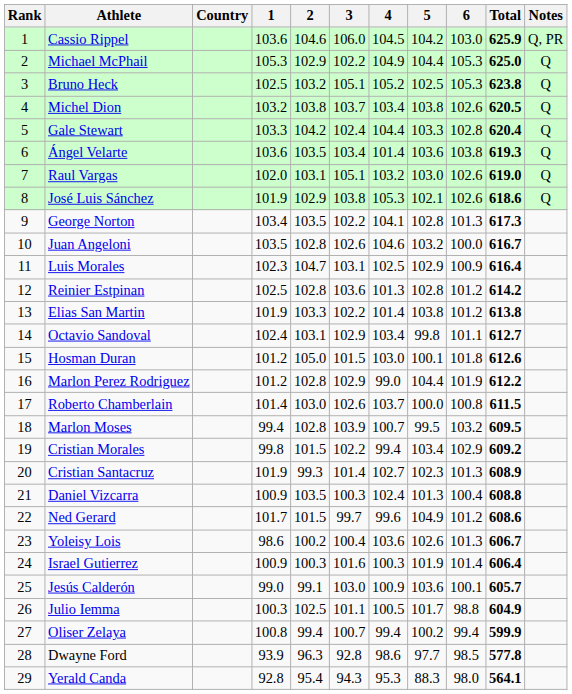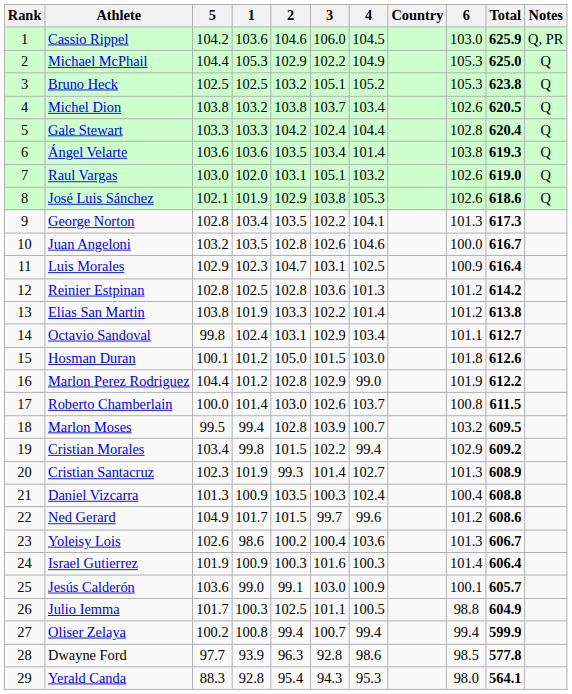columns swapped: (222, 15) <-> (427, 15)
